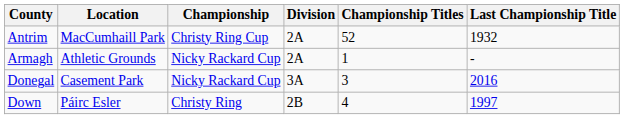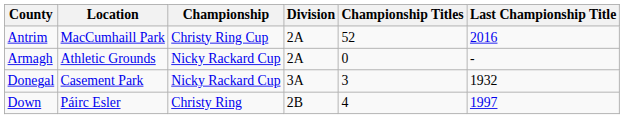(484, 37) 1932 -> (484, 37) 2016
(345, 59) 1 -> (345, 59) 0
(484, 80) 2016 -> (484, 80) 1932
